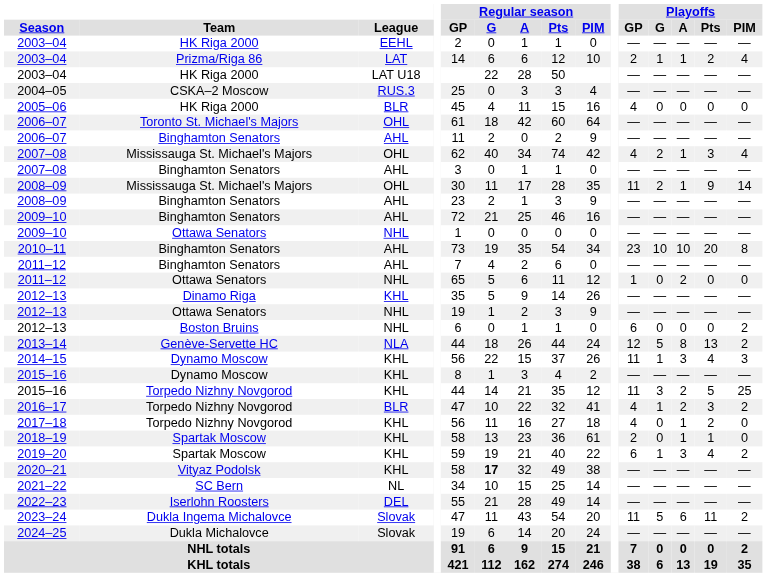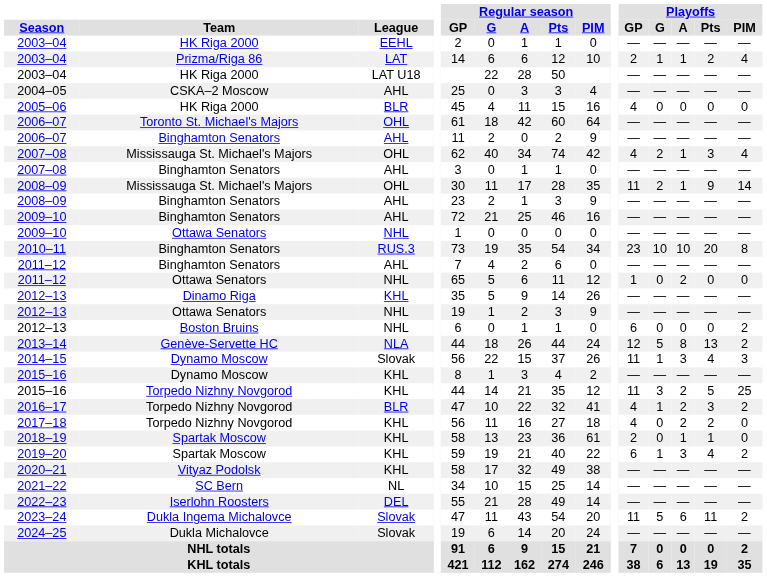(396, 91) RUS.3 -> (396, 91) AHL
(396, 249) AHL -> (396, 249) RUS.3
(396, 359) KHL -> (396, 359) Slovak
(683, 422) 1 -> (683, 422) 2
(491, 470) bold -> (491, 470) normal
